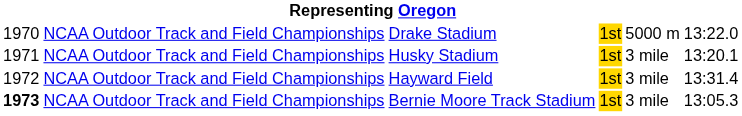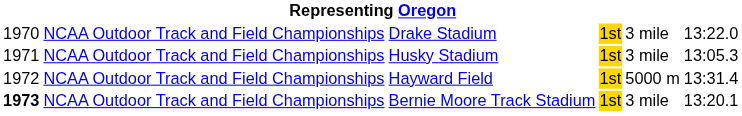(653, 33) 5000 m -> (647, 33) 3 mile
(711, 56) 13:20.1 -> (711, 56) 13:05.3
(647, 78) 3 mile -> (653, 78) 5000 m
(711, 100) 13:05.3 -> (711, 100) 13:20.1
